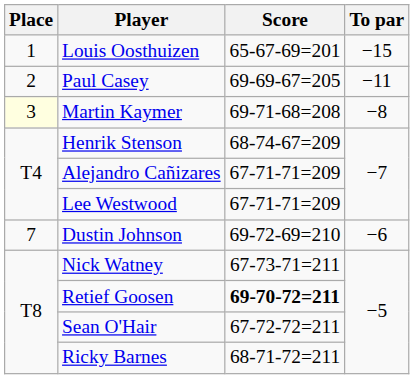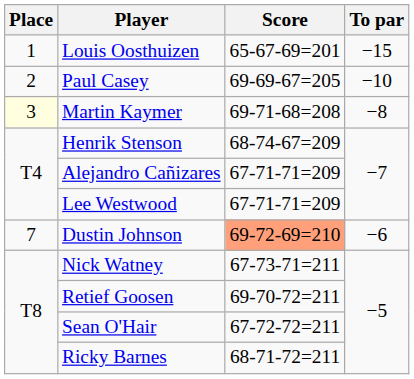(377, 81) −11 -> (377, 81) −10
(285, 234) no background -> (285, 234) lightsalmon background
(285, 296) bold -> (285, 296) normal
